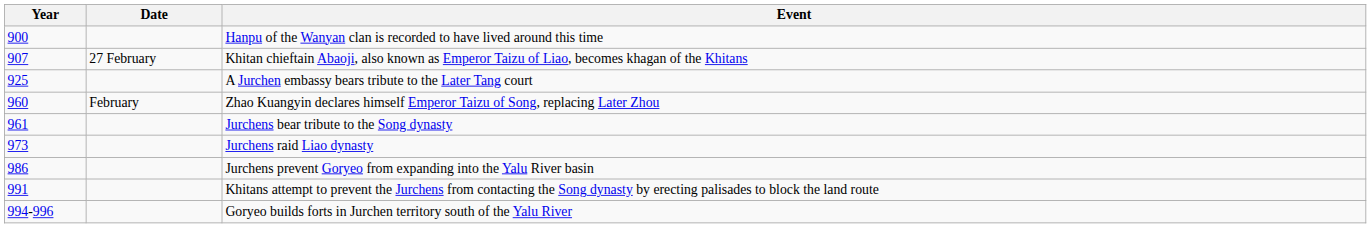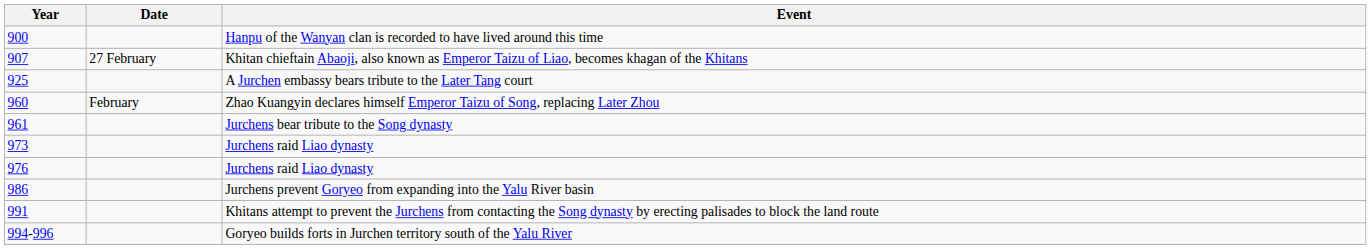+ row: (18, 168)
